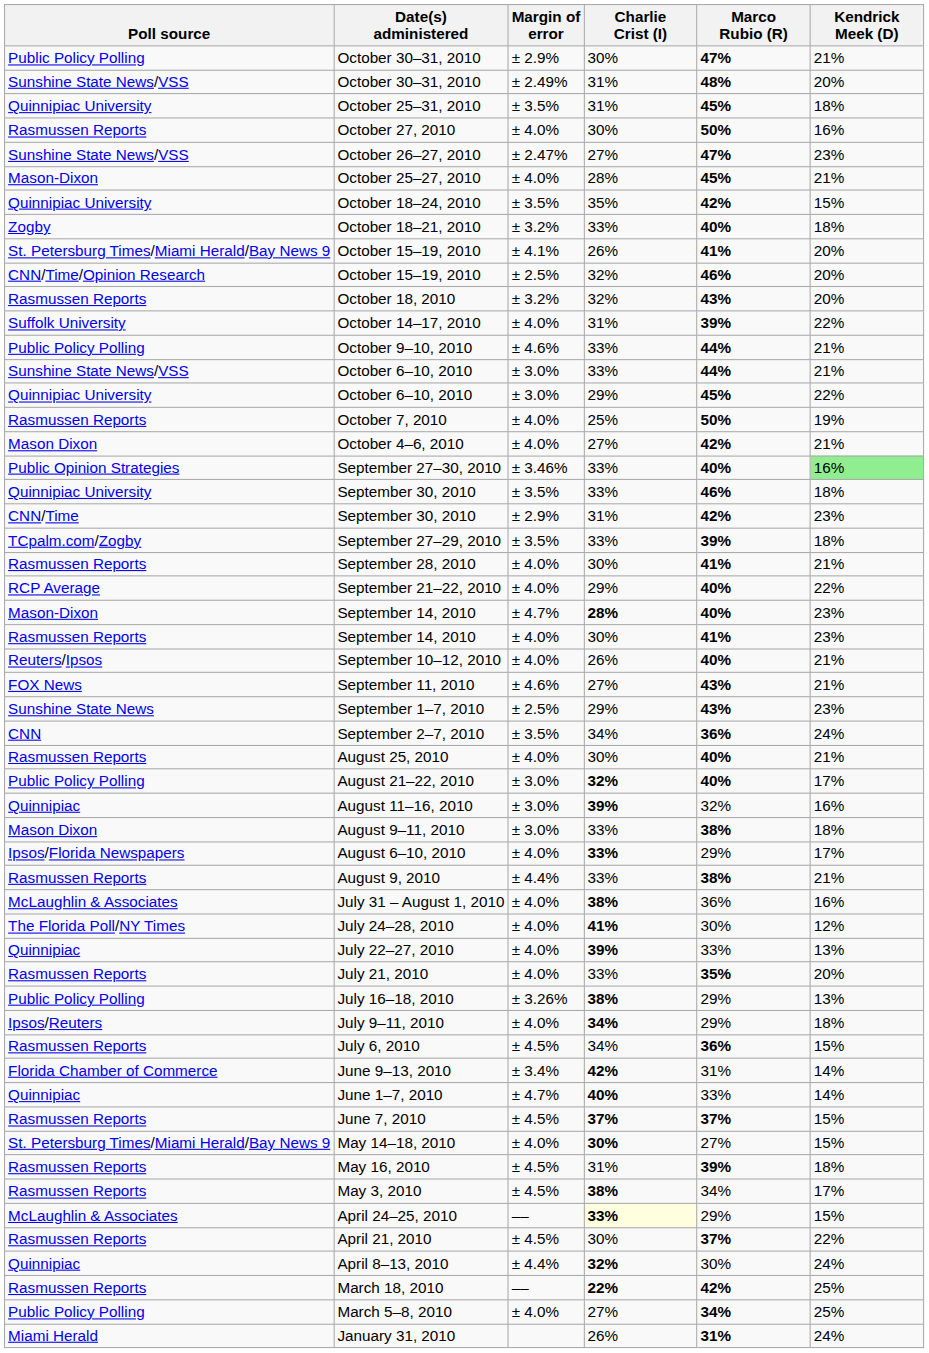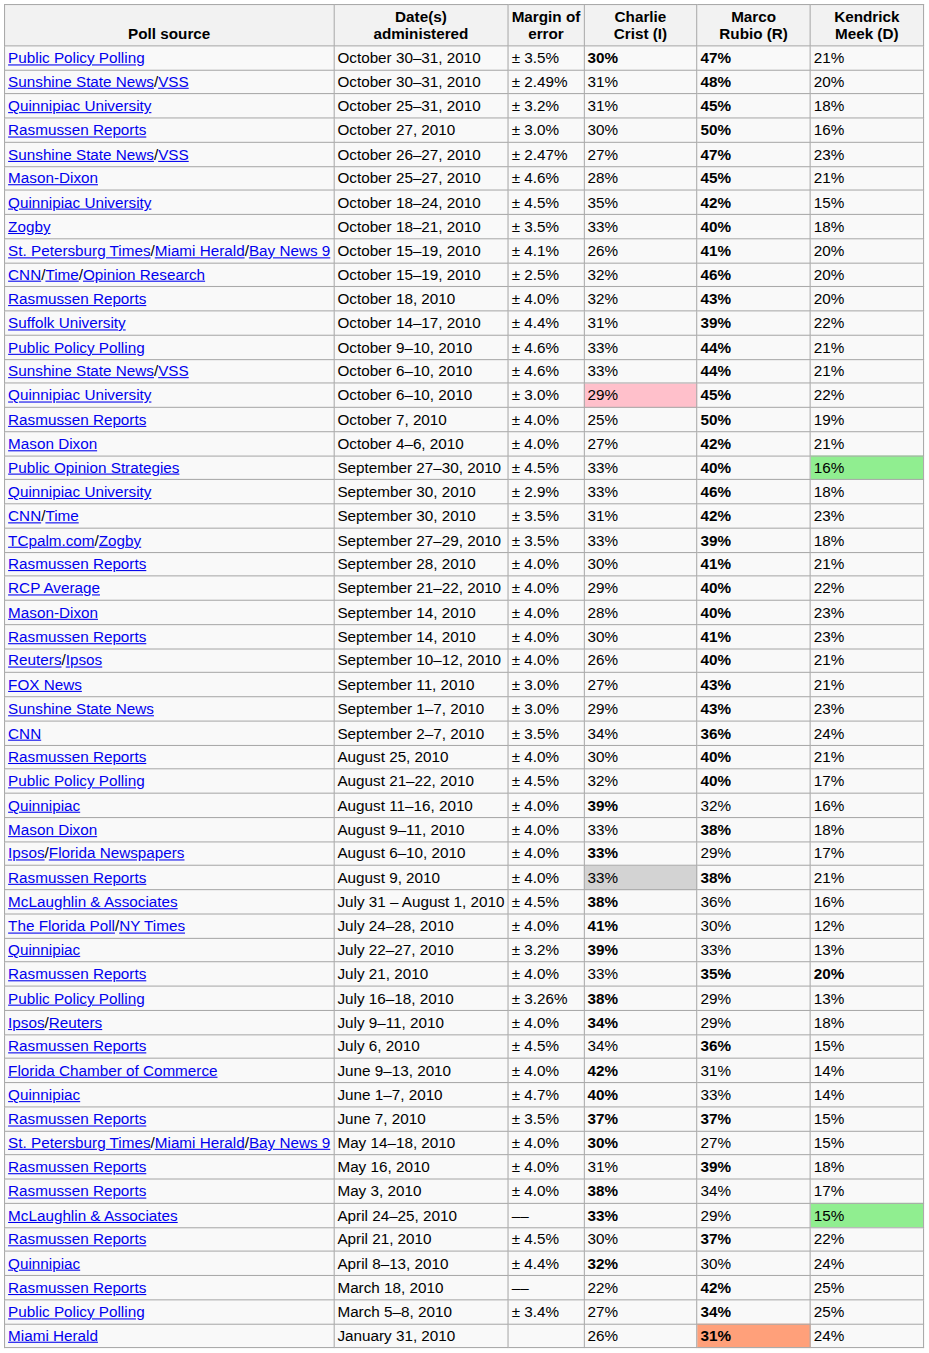(535, 58) ± 2.9% -> (535, 58) ± 3.5%
(603, 58) normal -> (603, 58) bold
(535, 106) ± 3.5% -> (535, 106) ± 3.2%
(535, 130) ± 4.0% -> (535, 130) ± 3.0%
(535, 179) ± 4.0% -> (535, 179) ± 4.6%
(535, 203) ± 3.5% -> (535, 203) ± 4.5%
(535, 227) ± 3.2% -> (535, 227) ± 3.5%
(535, 299) ± 3.2% -> (535, 299) ± 4.0%
(535, 323) ± 4.0% -> (535, 323) ± 4.4%
(535, 372) ± 3.0% -> (535, 372) ± 4.6%
(603, 396) no background -> (603, 396) pink background
(540, 468) ± 3.46% -> (535, 468) ± 4.5%
(535, 492) ± 3.5% -> (535, 492) ± 2.9%
(535, 516) ± 2.9% -> (535, 516) ± 3.5%
(535, 613) ± 4.7% -> (535, 613) ± 4.0%
(603, 613) bold -> (603, 613) normal
(535, 685) ± 4.6% -> (535, 685) ± 3.0%
(535, 709) ± 2.5% -> (535, 709) ± 3.0%
(535, 782) ± 3.0% -> (535, 782) ± 4.5%
(603, 782) bold -> (603, 782) normal
(535, 806) ± 3.0% -> (535, 806) ± 4.0%
(535, 830) ± 3.0% -> (535, 830) ± 4.0%
(535, 878) ± 4.4% -> (535, 878) ± 4.0%
(603, 878) no background -> (603, 878) lightgrey background
(535, 902) ± 4.0% -> (535, 902) ± 4.5%
(535, 950) ± 4.0% -> (535, 950) ± 3.2%
(829, 974) normal -> (829, 974) bold
(535, 1071) ± 3.4% -> (535, 1071) ± 4.0%
(535, 1119) ± 4.5% -> (535, 1119) ± 3.5%
(535, 1167) ± 4.5% -> (535, 1167) ± 4.0%
(535, 1191) ± 4.5% -> (535, 1191) ± 4.0%
(603, 1216) lightyellow background -> (603, 1216) no background
(829, 1216) no background -> (829, 1216) lightgreen background
(603, 1288) bold -> (603, 1288) normal
(535, 1312) ± 4.0% -> (535, 1312) ± 3.4%
(716, 1336) no background -> (716, 1336) lightsalmon background
